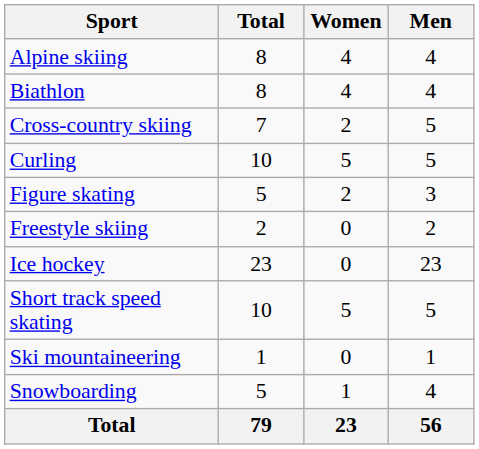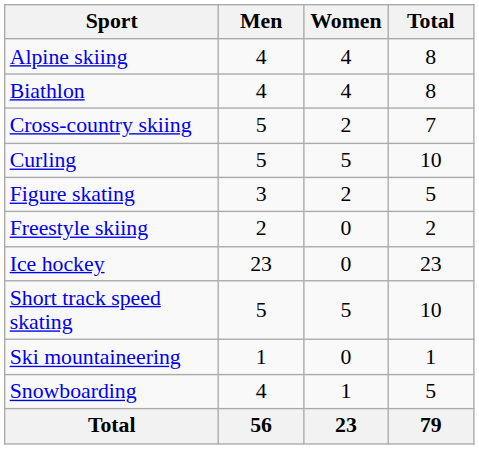columns swapped: (431, 21) <-> (261, 21)
